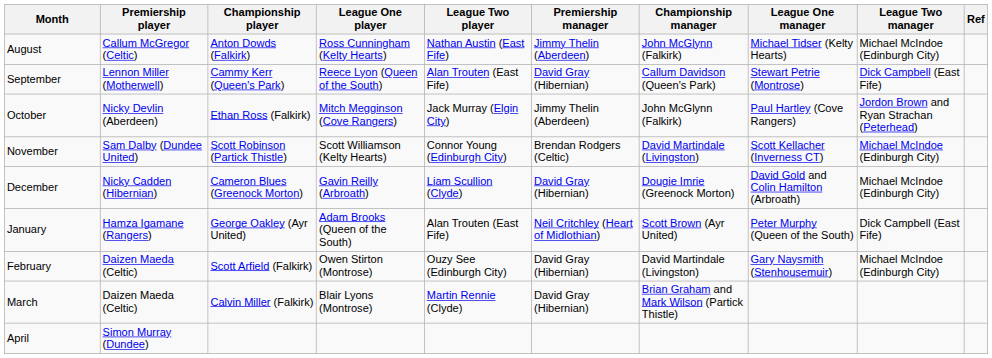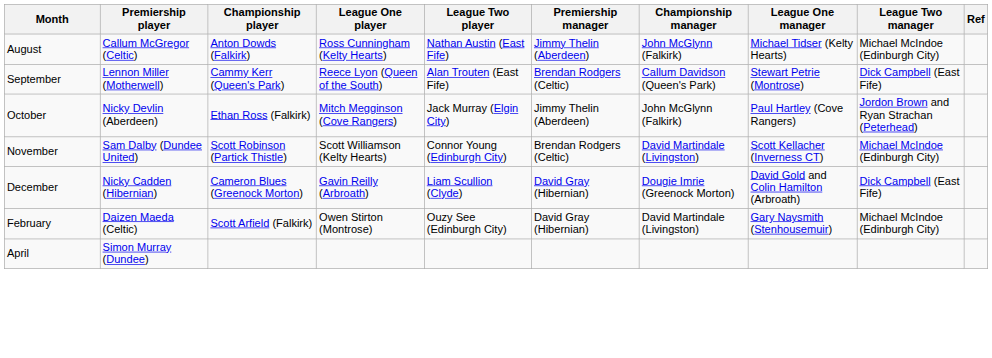(562, 79) David Gray (Hibernian) -> (577, 79) Brendan Rodgers (Celtic)
(901, 187) Michael McIndoe (Edinburgh City) -> (909, 187) Dick Campbell (East Fife)
- row: (27, 230)
- row: (22, 302)
